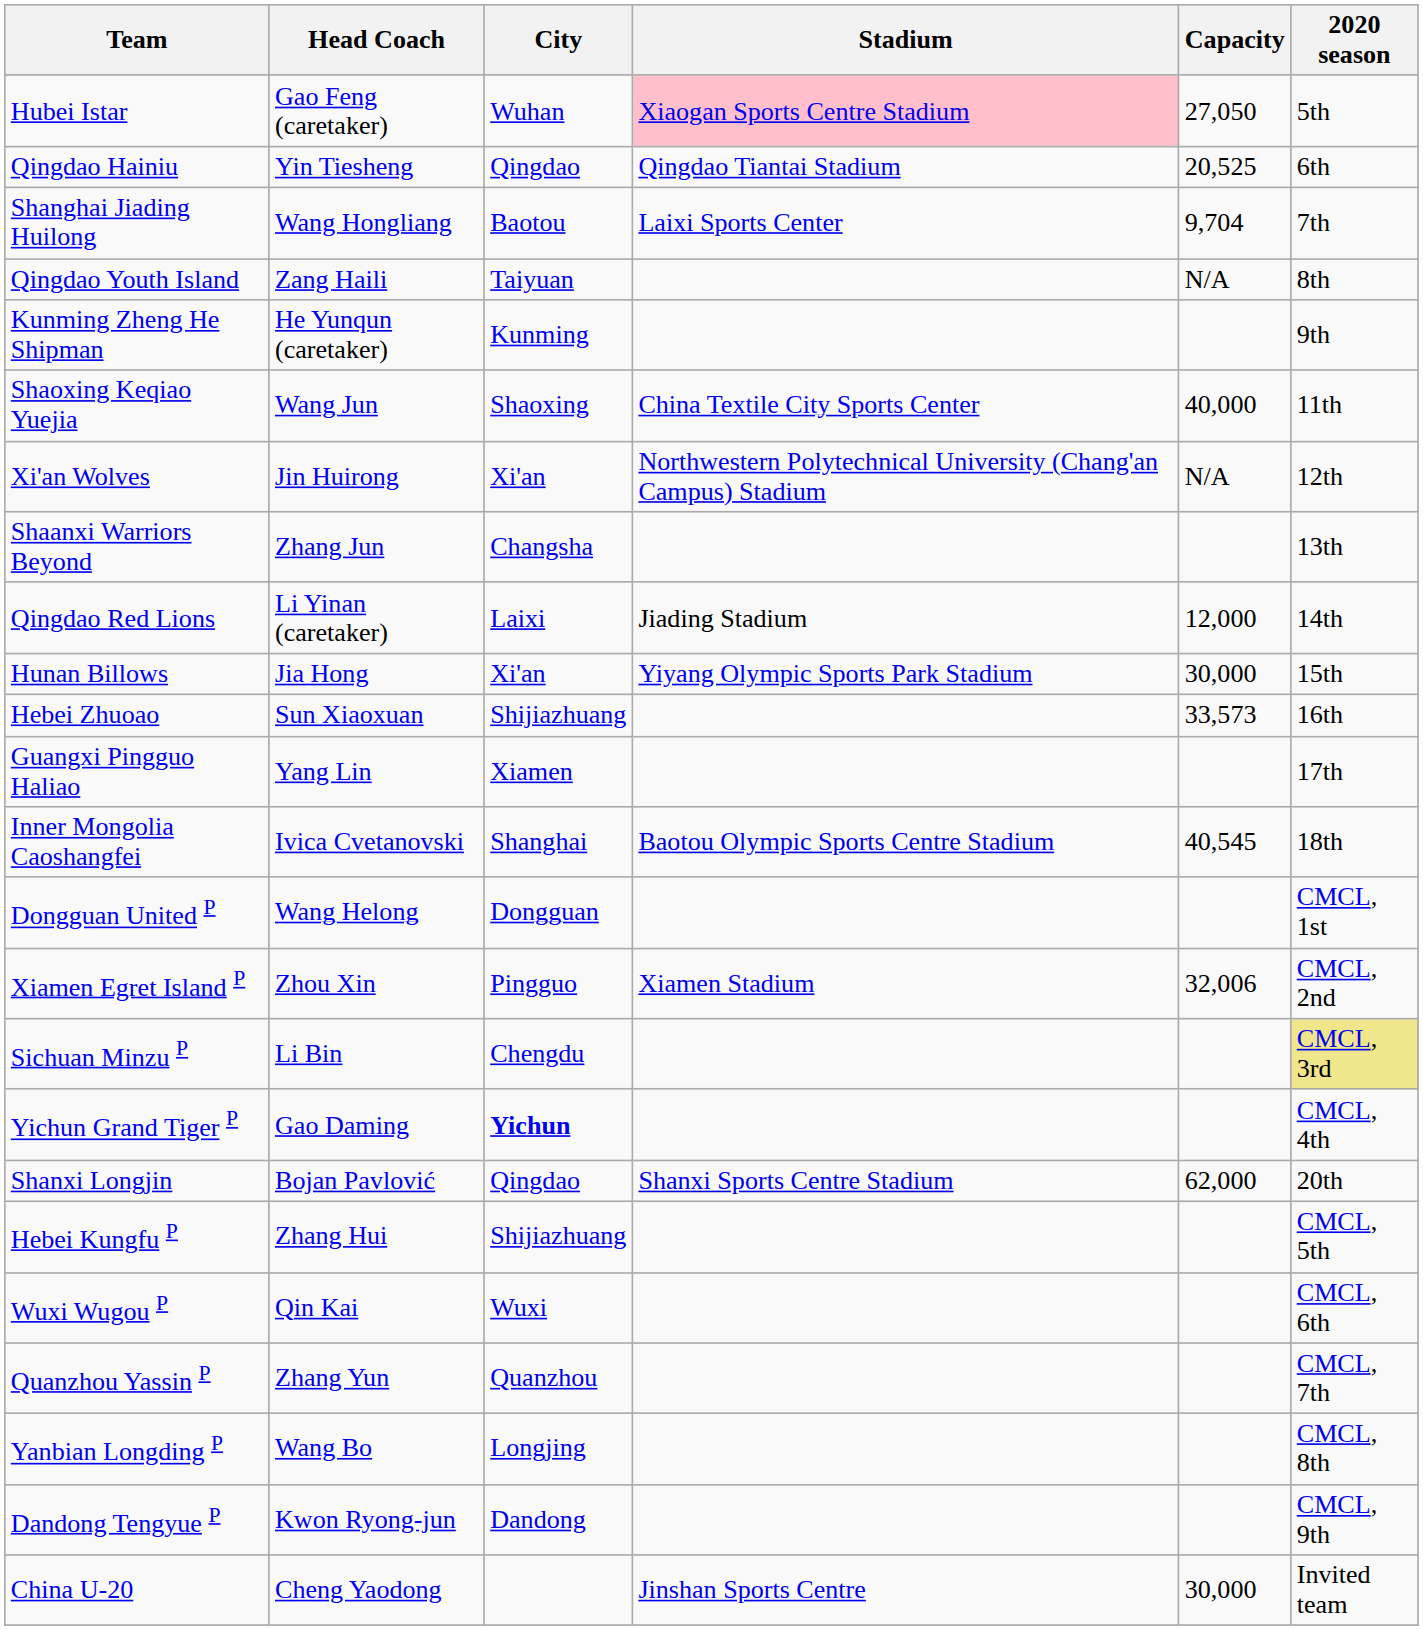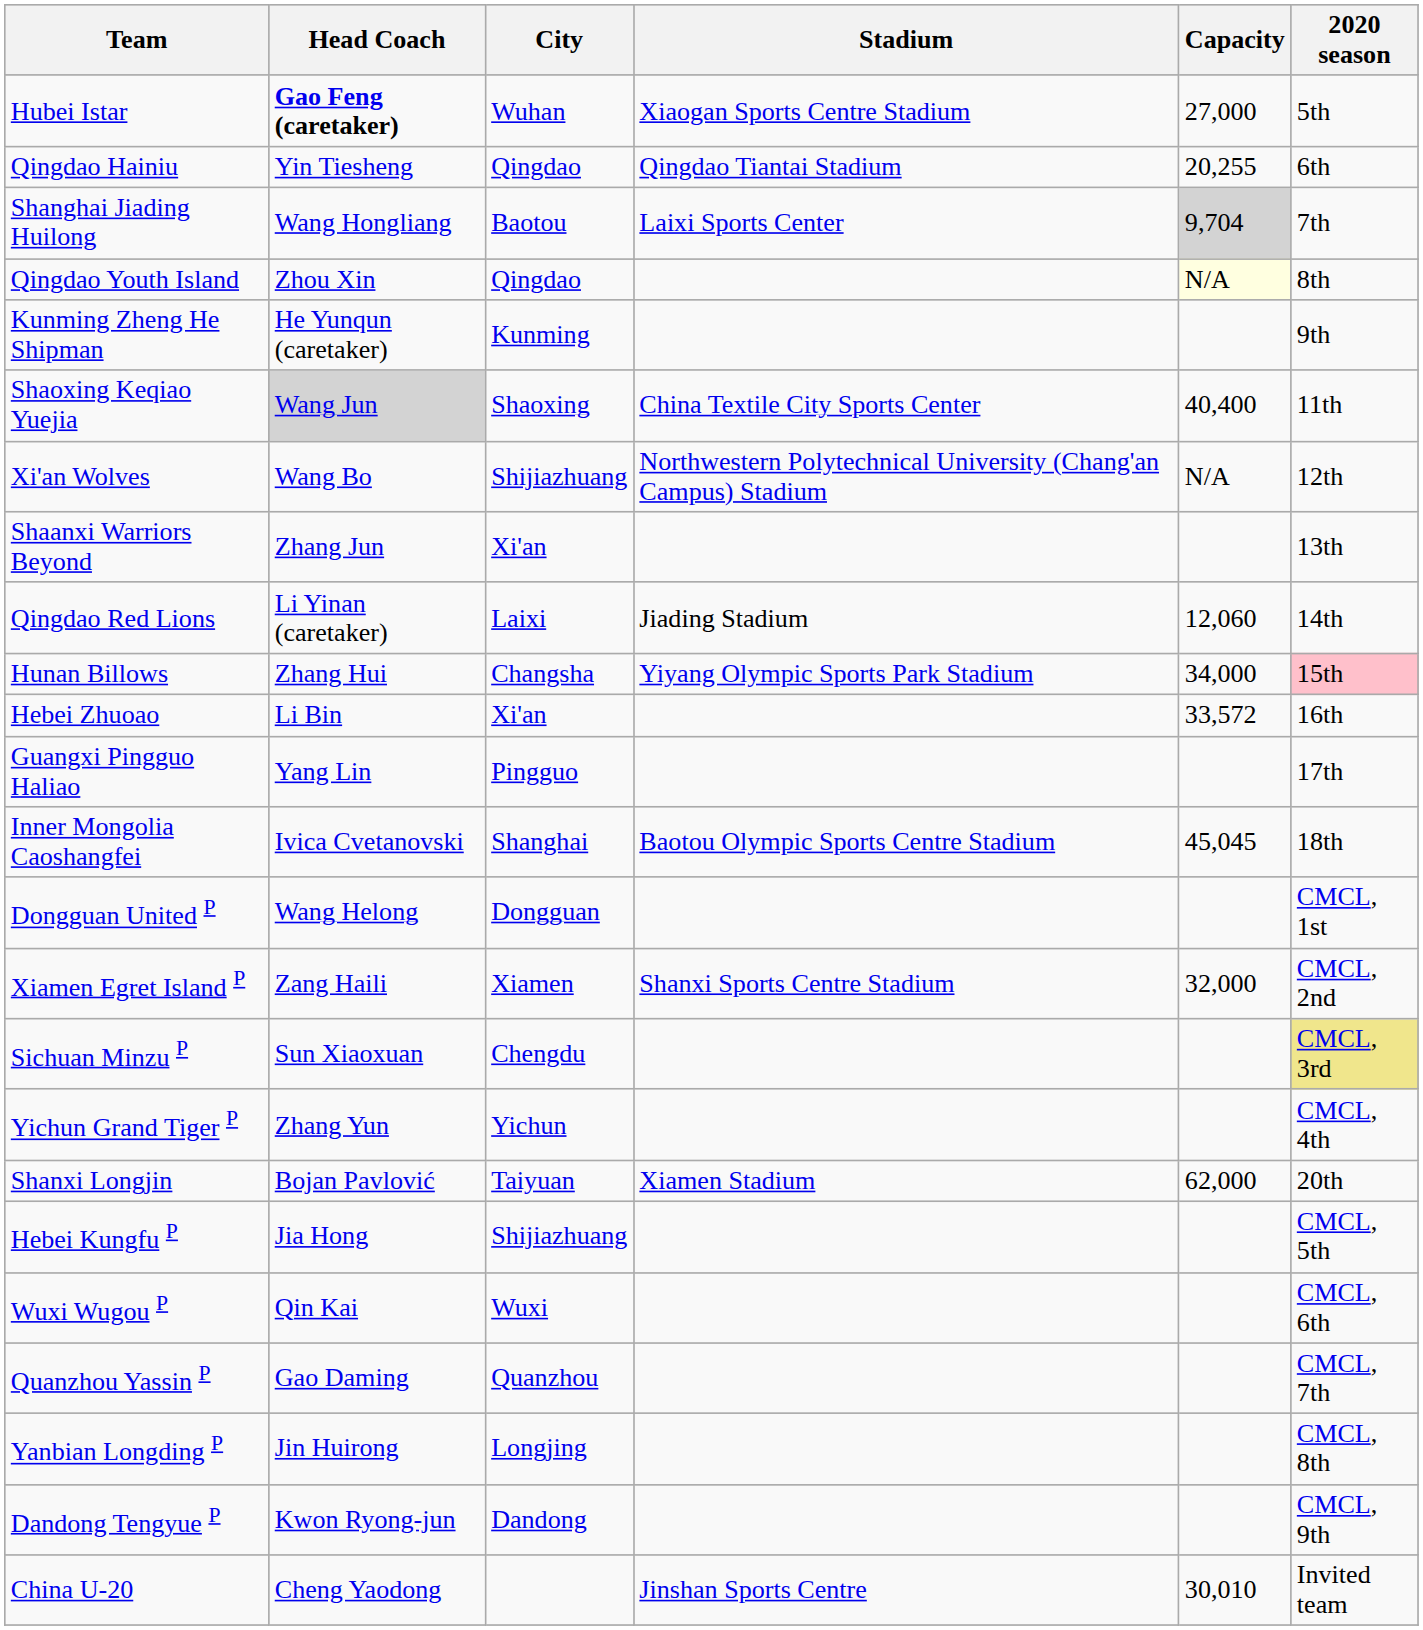(331, 110) normal -> (337, 110) bold
(804, 110) pink background -> (805, 110) no background
(1221, 110) 27,050 -> (1221, 110) 27,000
(1221, 166) 20,525 -> (1221, 166) 20,255
(1214, 222) no background -> (1214, 222) lightgrey background
(331, 278) Zang Haili -> (325, 278) Zhou Xin
(532, 278) Taiyuan -> (536, 278) Qingdao
(1207, 278) no background -> (1207, 278) lightyellow background
(326, 405) no background -> (326, 405) lightgrey background
(1221, 405) 40,000 -> (1221, 405) 40,400
(337, 476) Jin Huirong -> (323, 476) Wang Bo
(518, 476) Xi'an -> (559, 476) Shijiazhuang
(542, 546) Changsha -> (519, 546) Xi'an
(1221, 617) 12,000 -> (1221, 617) 12,060
(322, 673) Jia Hong -> (331, 673) Zhang Hui
(518, 673) Xi'an -> (543, 673) Changsha
(1221, 673) 30,000 -> (1221, 673) 34,000
(1320, 673) no background -> (1320, 673) pink background
(349, 714) Sun Xiaoxuan -> (308, 714) Li Bin
(558, 714) Shijiazhuang -> (519, 714) Xi'an
(1221, 714) 33,573 -> (1221, 714) 33,572
(531, 770) Xiamen -> (535, 770) Pingguo
(1221, 841) 40,545 -> (1221, 841) 45,045
(325, 983) Zhou Xin -> (331, 983) Zang Haili
(534, 983) Pingguo -> (532, 983) Xiamen
(726, 983) Xiamen Stadium -> (797, 983) Shanxi Sports Centre Stadium
(1221, 983) 32,006 -> (1221, 983) 32,000
(309, 1053) Li Bin -> (349, 1053) Sun Xiaoxuan
(342, 1124) Gao Daming -> (332, 1124) Zhang Yun
(530, 1124) bold -> (529, 1124) normal
(535, 1180) Qingdao -> (533, 1180) Taiyuan
(796, 1180) Shanxi Sports Centre Stadium -> (727, 1180) Xiamen Stadium
(331, 1236) Zhang Hui -> (321, 1236) Jia Hong
(332, 1377) Zhang Yun -> (342, 1377) Gao Daming
(324, 1448) Wang Bo -> (337, 1448) Jin Huirong
(1221, 1589) 30,000 -> (1221, 1589) 30,010
